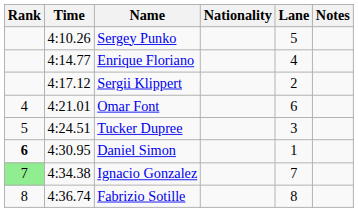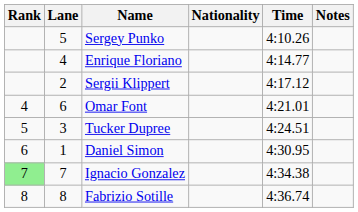columns swapped: (294, 15) <-> (69, 15)
(24, 151) bold -> (24, 151) normal
